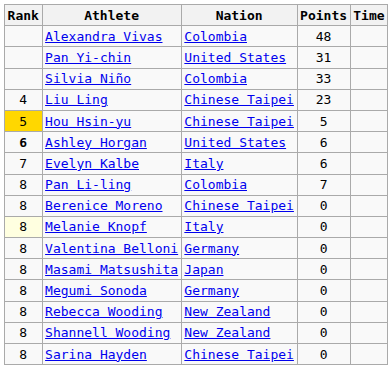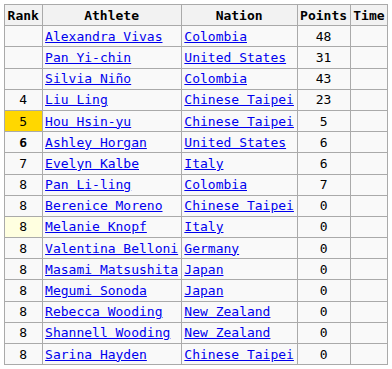(324, 79) 33 -> (324, 79) 43
(212, 291) Germany -> (204, 291) Japan
